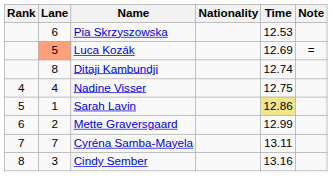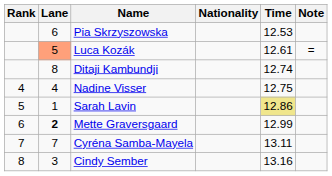(278, 50) 12.69 -> (278, 50) 12.61
(55, 124) normal -> (55, 124) bold
